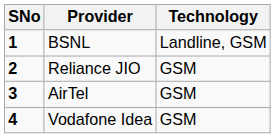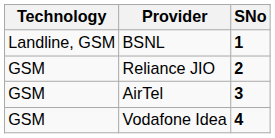columns swapped: (24, 17) <-> (213, 17)
